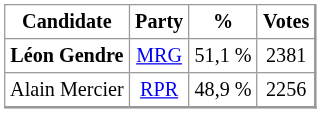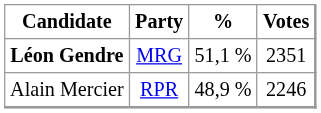(286, 55) 2381 -> (286, 55) 2351
(286, 89) 2256 -> (286, 89) 2246
